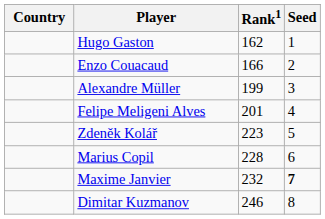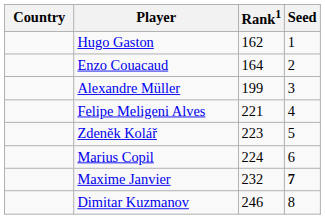(252, 65) 166 -> (252, 65) 164
(252, 111) 201 -> (252, 111) 221
(252, 156) 228 -> (252, 156) 224
